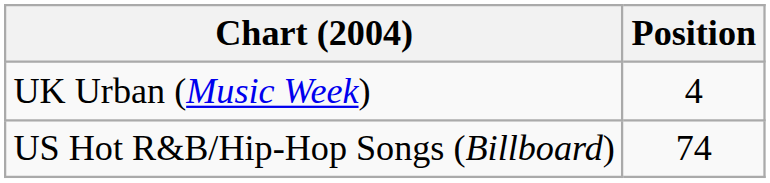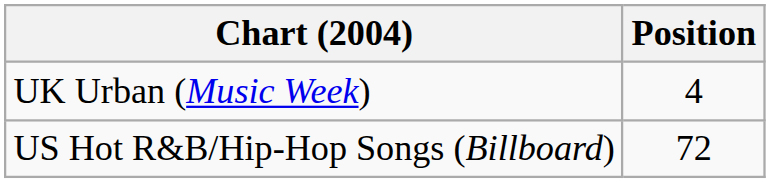(694, 147) 74 -> (694, 147) 72
